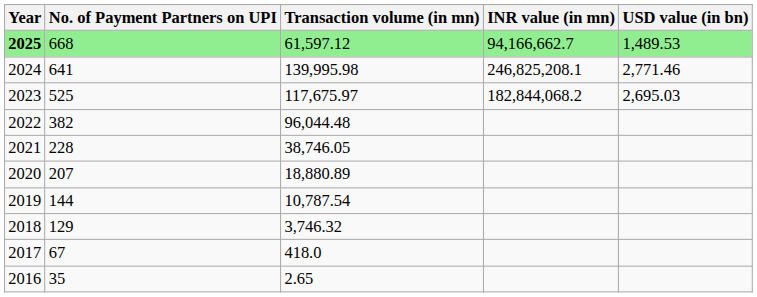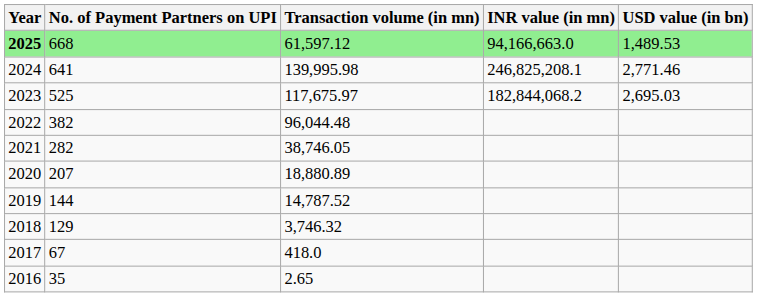(530, 43) 94,166,662.7 -> (530, 43) 94,166,663.0
(61, 148) 228 -> (61, 148) 282
(317, 200) 10,787.54 -> (317, 200) 14,787.52
